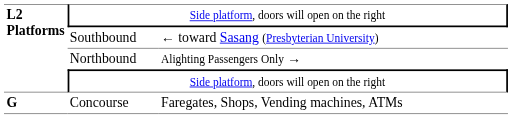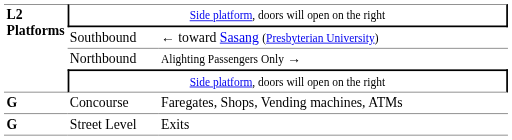+ row: (103, 124)
